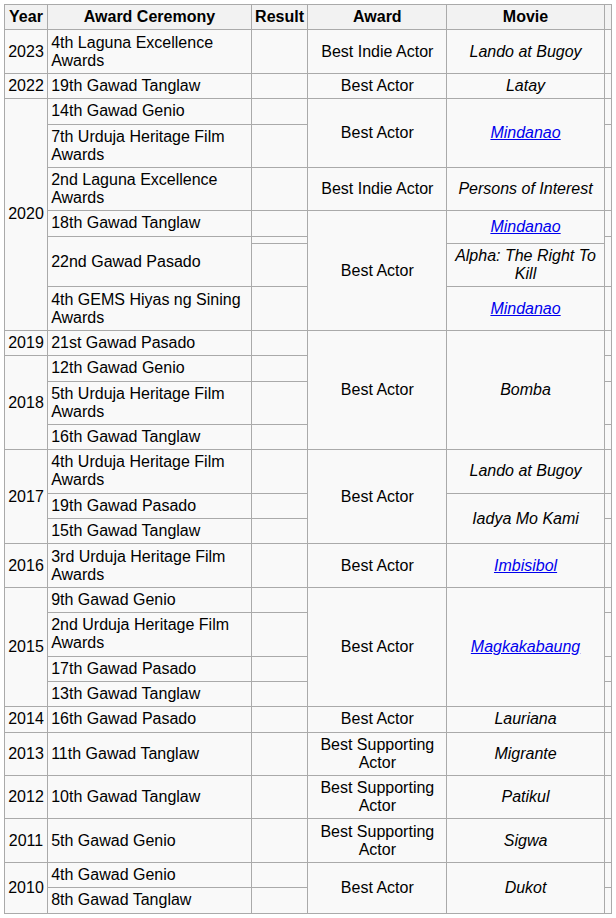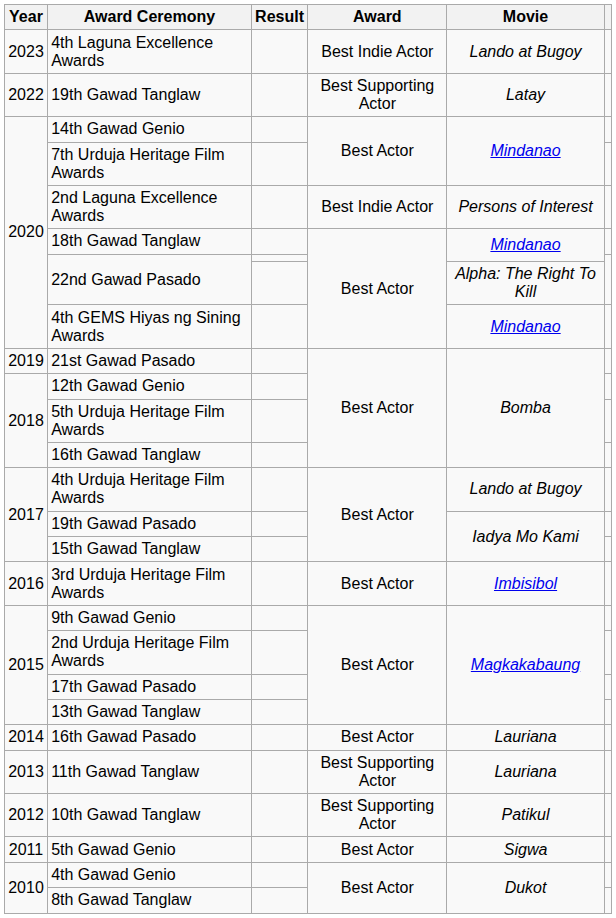(377, 85) Best Actor -> (377, 94) Best Supporting Actor
(526, 753) Migrante -> (526, 771) Lauriana
(377, 840) Best Supporting Actor -> (377, 849) Best Actor
